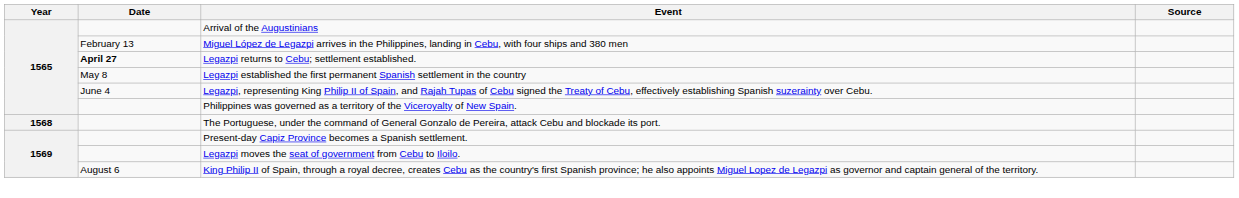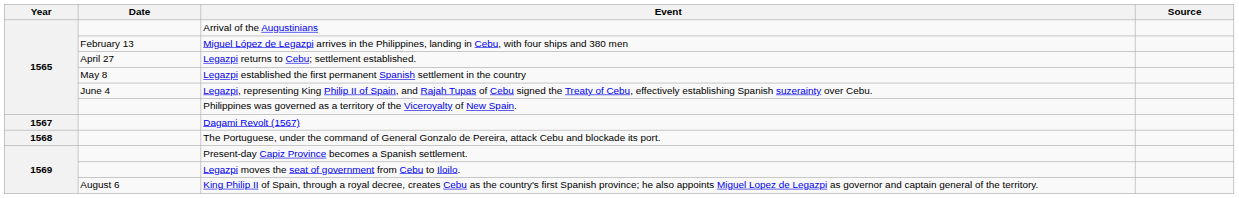(99, 59) bold -> (97, 59) normal
+ row: (252, 122)
